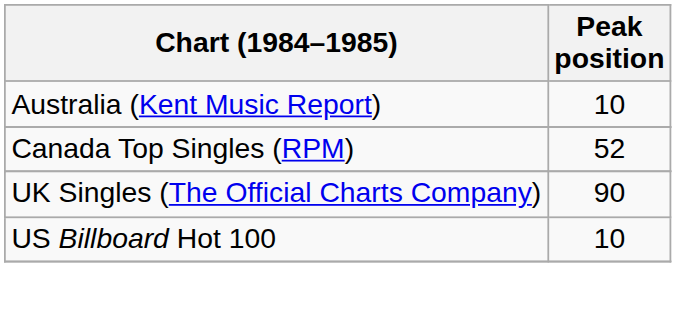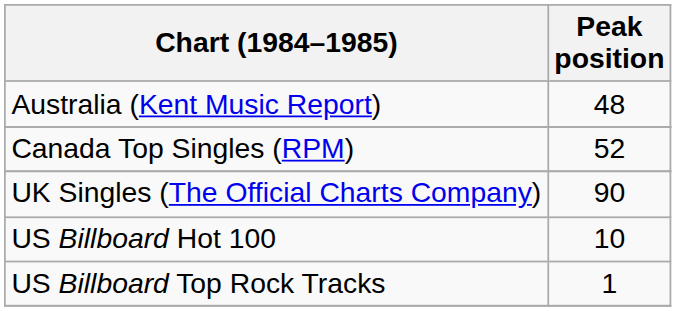(609, 103) 10 -> (609, 103) 48
+ row: (198, 283)
